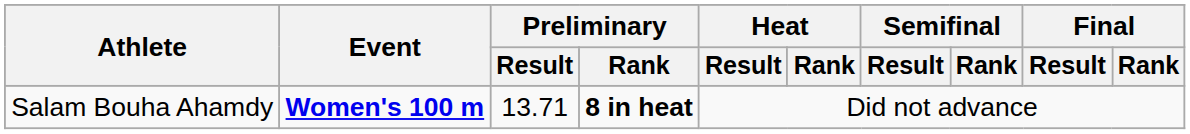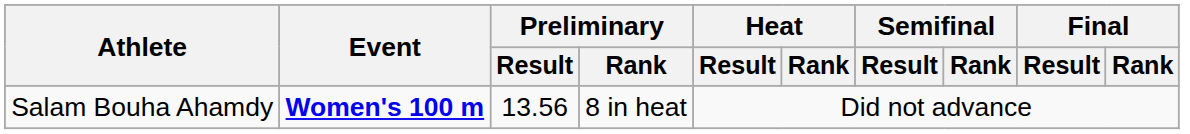(535, 108) 13.71 -> (535, 108) 13.56
(639, 108) bold -> (636, 108) normal
